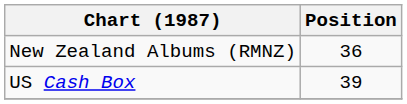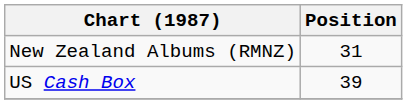(351, 51) 36 -> (351, 51) 31
